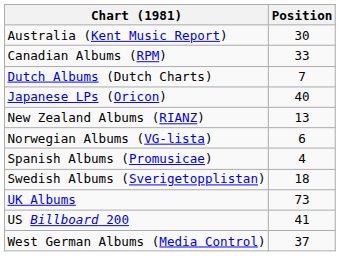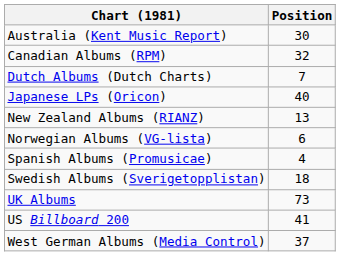(302, 56) 33 -> (302, 56) 32
